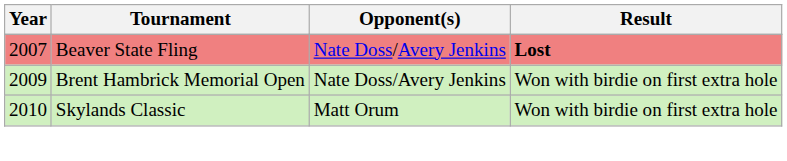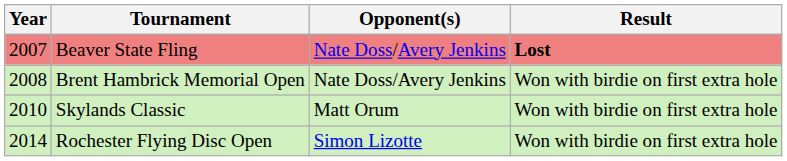(28, 79) 2009 -> (28, 79) 2008
+ row: (164, 140)
